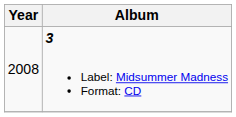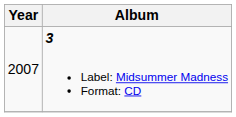(23, 69) 2008 -> (23, 69) 2007
